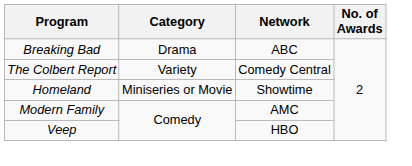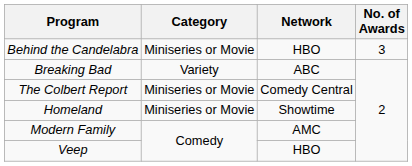+ row: (73, 49)
(177, 49) Drama -> (199, 69) Variety
(177, 69) Variety -> (199, 89) Miniseries or Movie
